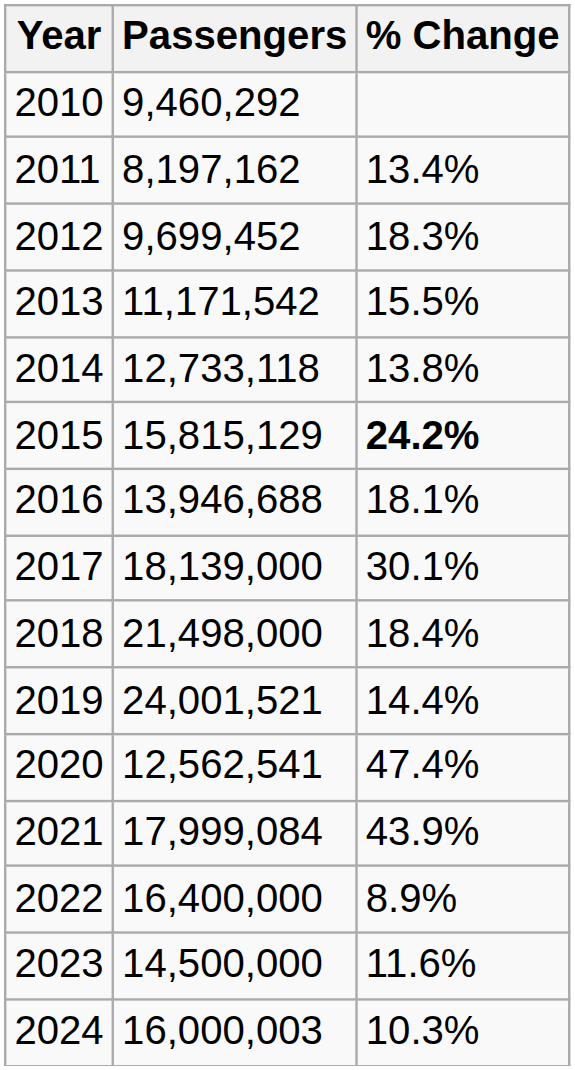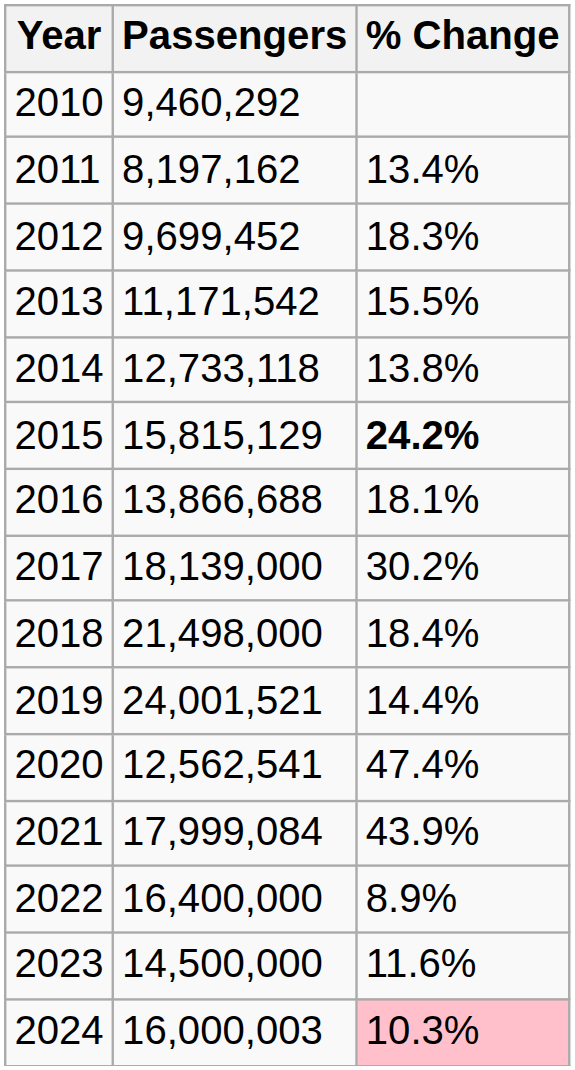(222, 501) 13,946,688 -> (222, 501) 13,866,688
(423, 567) 30.1% -> (423, 567) 30.2%
(423, 1031) no background -> (423, 1031) pink background
